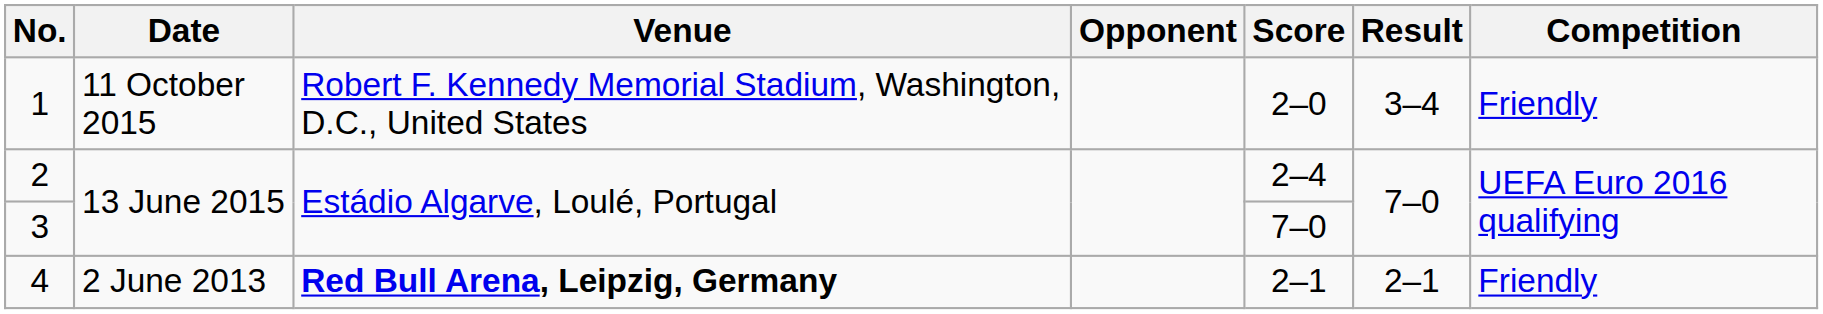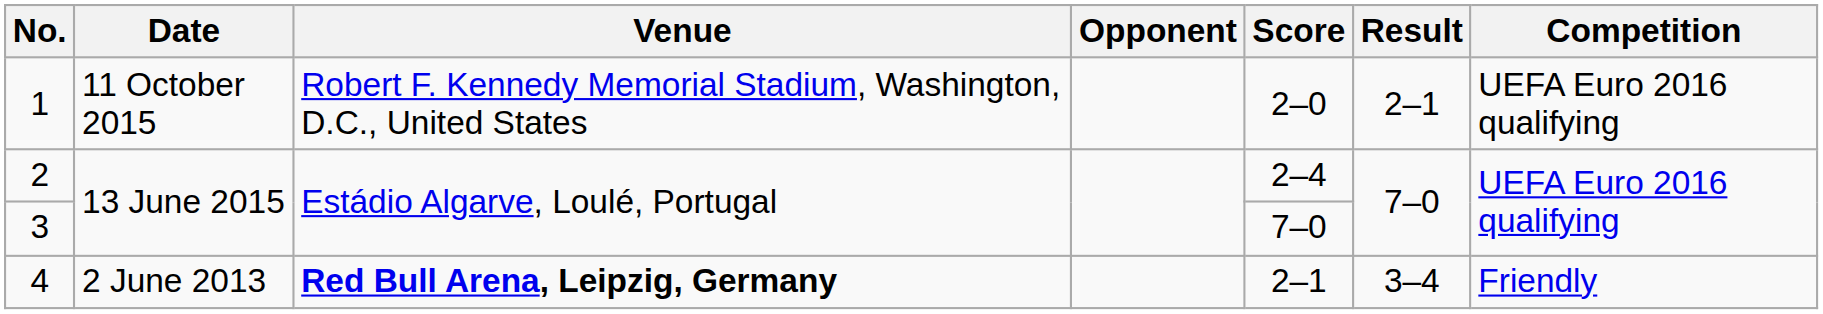(1412, 102) 3–4 -> (1412, 102) 2–1
(1538, 102) Friendly -> (1603, 102) UEFA Euro 2016 qualifying
(1412, 280) 2–1 -> (1412, 280) 3–4
